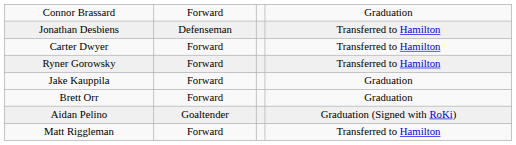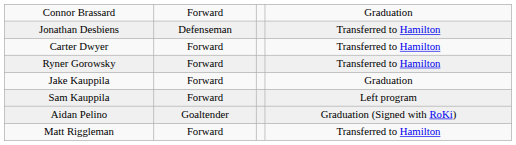+ row: (79, 98)
- row: (79, 98)
